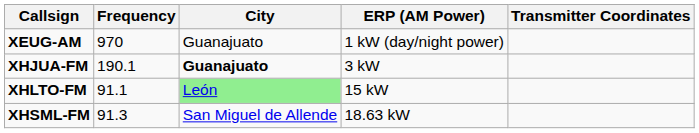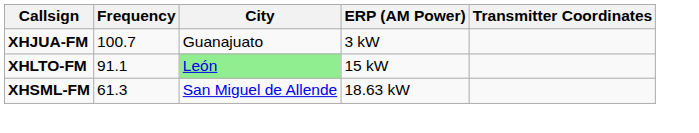- row: (45, 41)
(117, 66) 190.1 -> (117, 41) 100.7
(225, 66) bold -> (223, 41) normal
(112, 115) 91.3 -> (112, 90) 61.3
